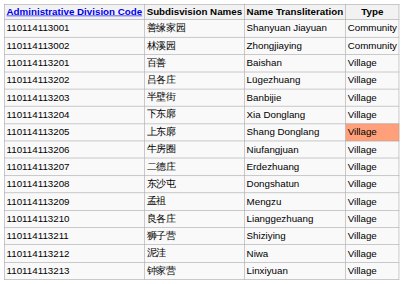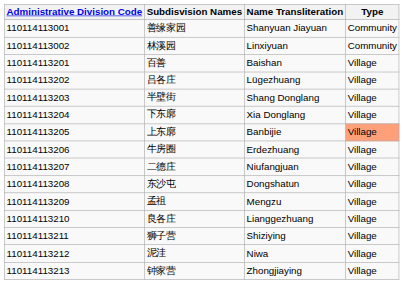(274, 45) Zhongjiaying -> (267, 45) Linxiyuan
(264, 97) Banbijie -> (283, 97) Shang Donglang
(283, 132) Shang Donglang -> (264, 132) Banbijie
(273, 149) Niufangjuan -> (273, 149) Erdezhuang
(273, 167) Erdezhuang -> (273, 167) Niufangjuan
(267, 270) Linxiyuan -> (274, 270) Zhongjiaying
